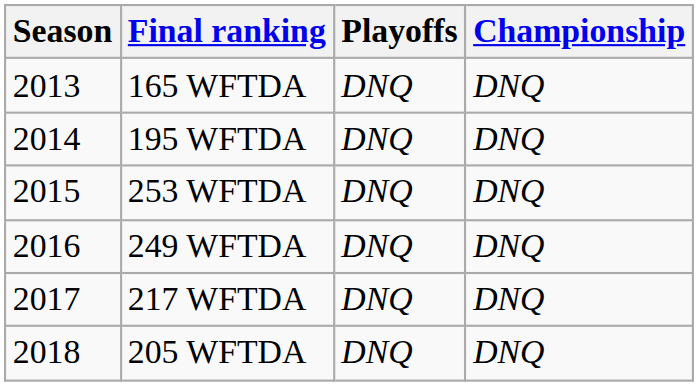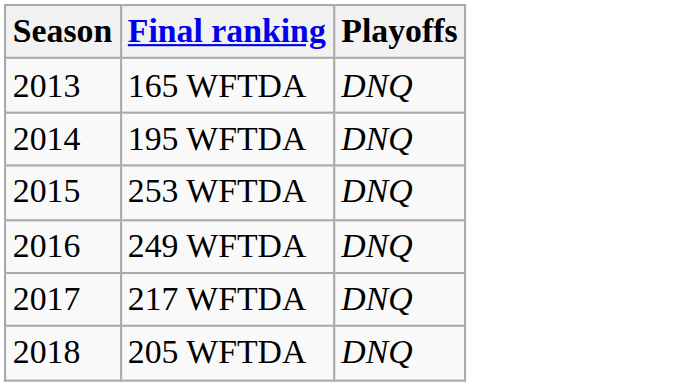- column: (579, 31)
